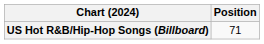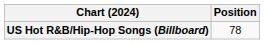(235, 30) 71 -> (235, 30) 78
